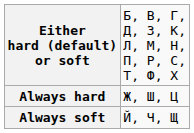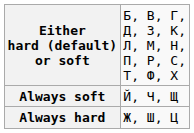rows swapped: (62, 96) <-> (62, 117)
